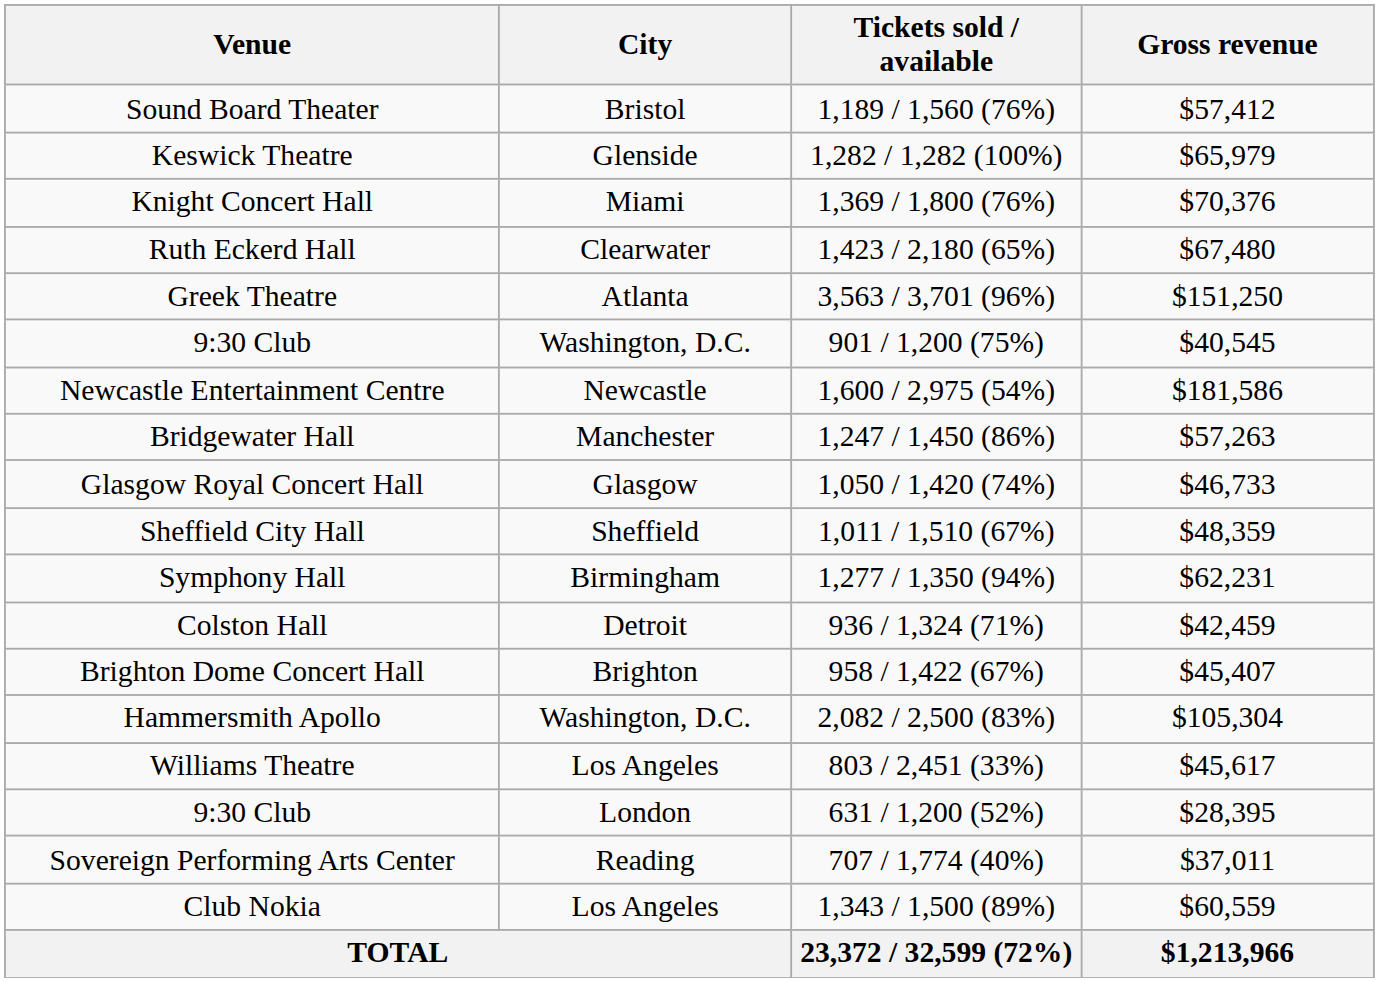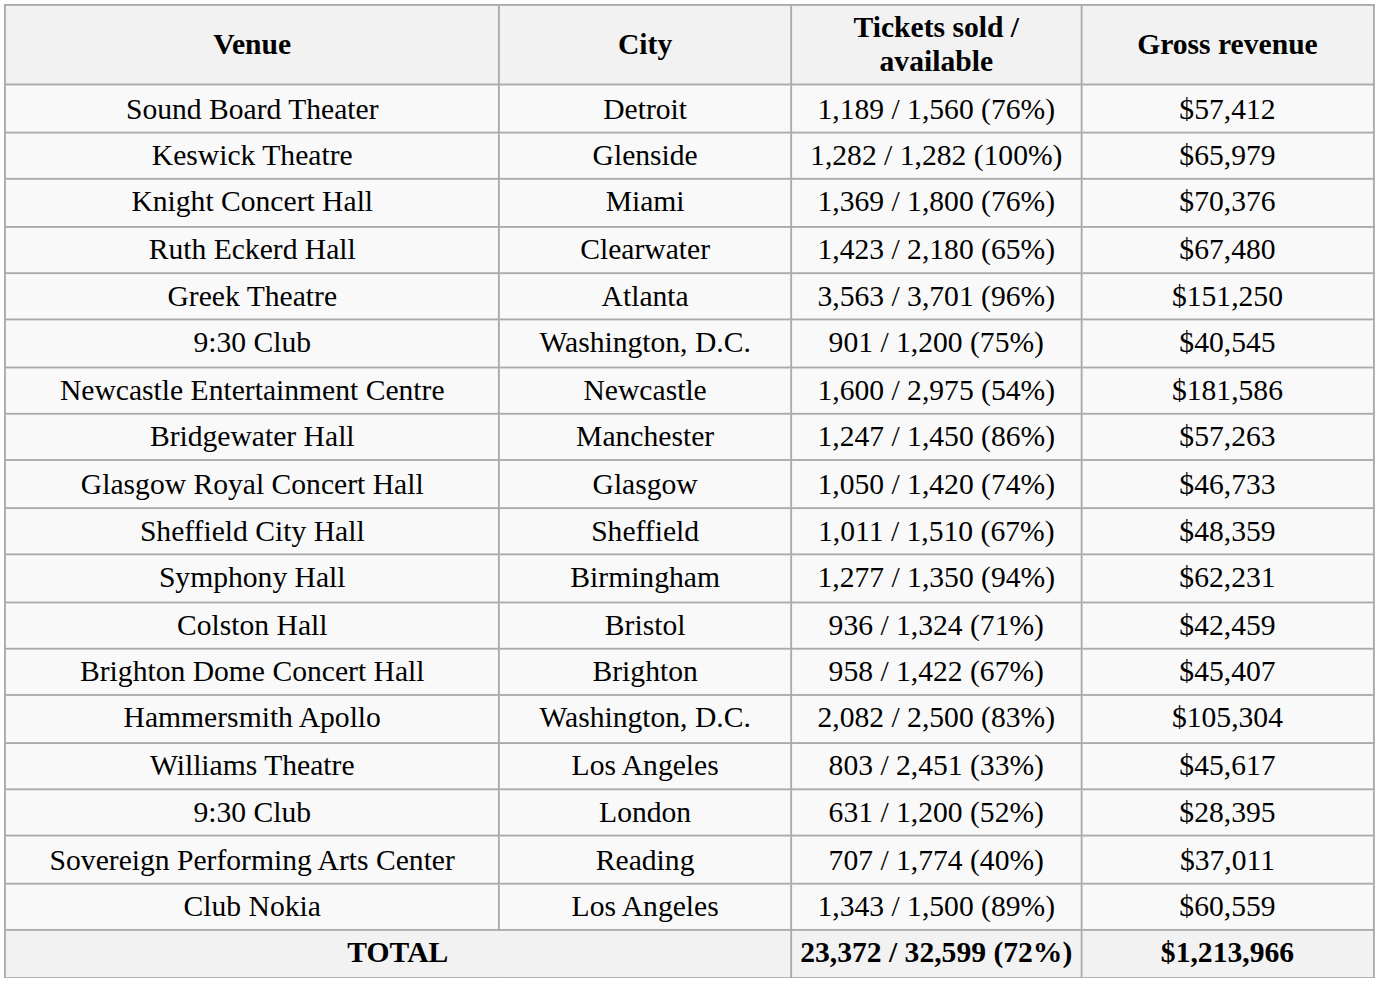(645, 108) Bristol -> (645, 108) Detroit
(645, 624) Detroit -> (645, 624) Bristol
